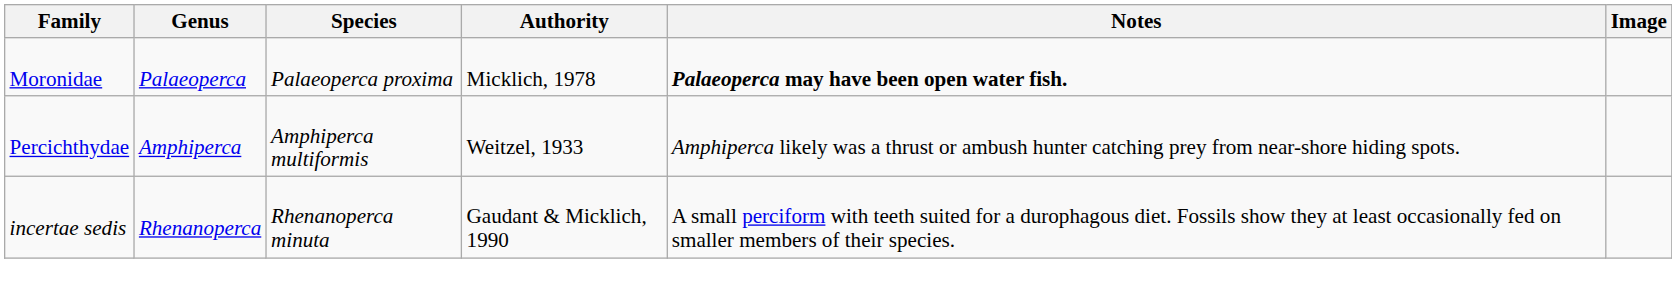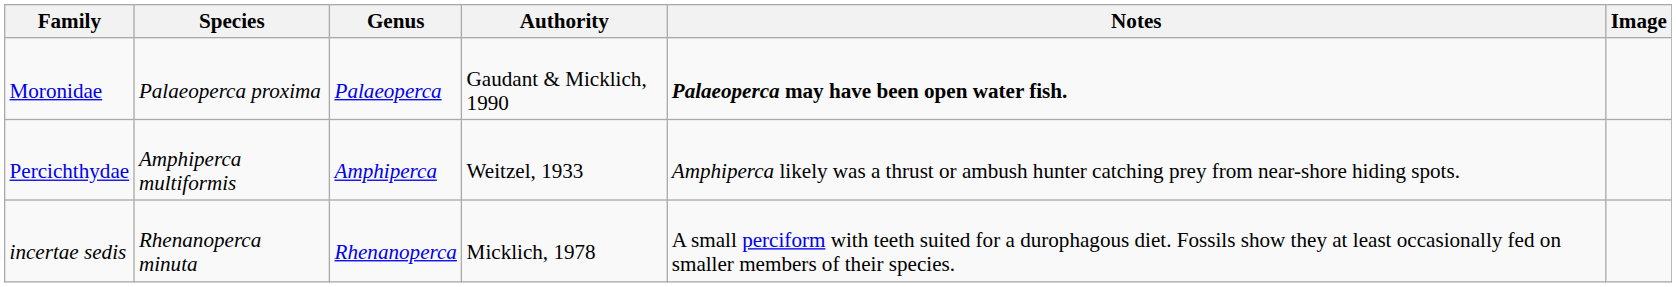columns swapped: (200, 21) <-> (364, 21)
(531, 78) Micklich, 1978 -> (557, 90) Gaudant & Micklich, 1990
(557, 228) Gaudant & Micklich, 1990 -> (531, 252) Micklich, 1978
